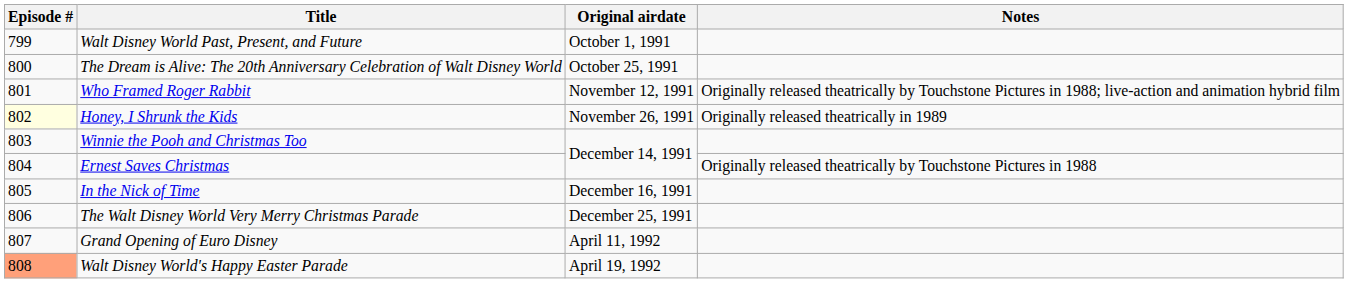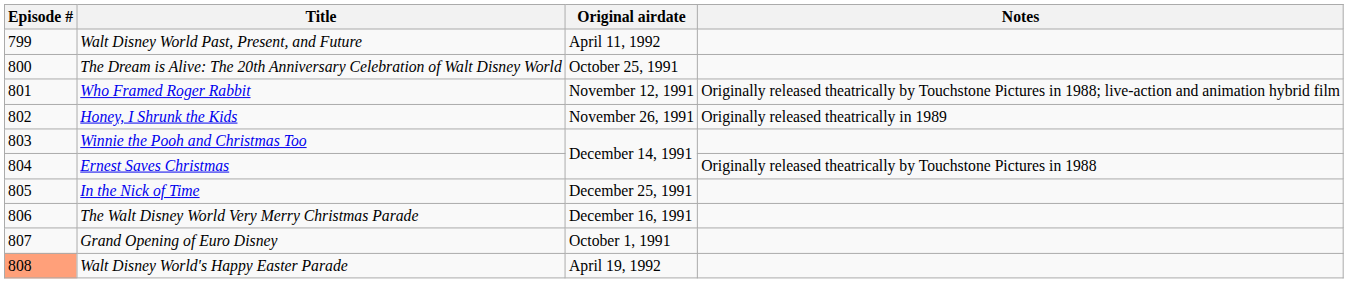(620, 41) October 1, 1991 -> (615, 41) April 11, 1992
(20, 116) lightyellow background -> (20, 116) no background
(631, 191) December 16, 1991 -> (631, 191) December 25, 1991
(631, 215) December 25, 1991 -> (631, 215) December 16, 1991
(615, 240) April 11, 1992 -> (620, 240) October 1, 1991
